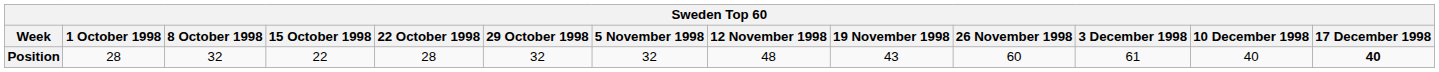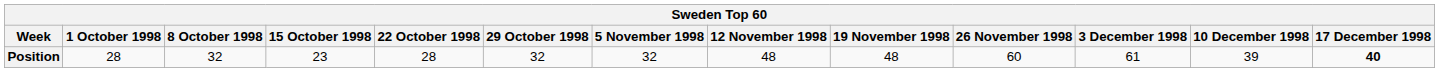(320, 57) 22 -> (320, 57) 23
(891, 57) 43 -> (891, 57) 48
(1251, 57) 40 -> (1251, 57) 39
